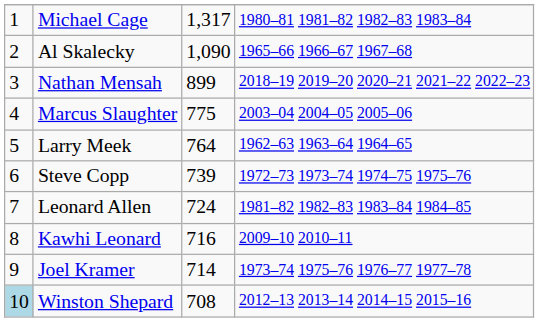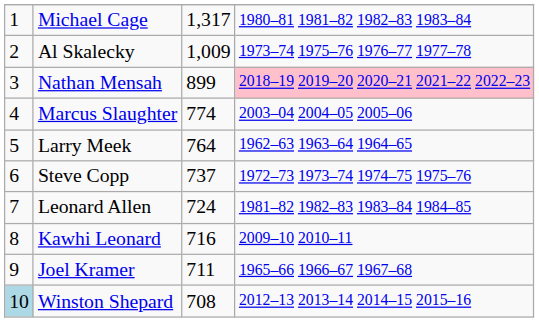(208, 51) 1,090 -> (208, 51) 1,009
(326, 51) 1965–66 1966–67 1967–68 -> (355, 51) 1973–74 1975–76 1976–77 1977–78
(385, 82) no background -> (385, 82) pink background
(201, 113) 775 -> (201, 113) 774
(201, 176) 739 -> (201, 176) 737
(201, 269) 714 -> (201, 269) 711
(355, 269) 1973–74 1975–76 1976–77 1977–78 -> (326, 269) 1965–66 1966–67 1967–68
